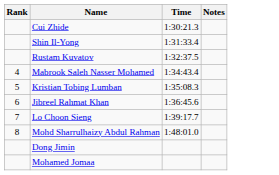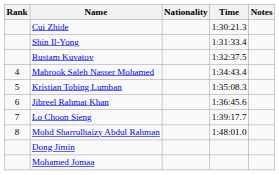+ column: (186, 12)
